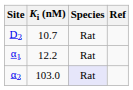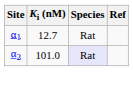- row: (16, 35)
(48, 55) 12.2 -> (48, 35) 12.7
(48, 75) 103.0 -> (48, 55) 101.0
